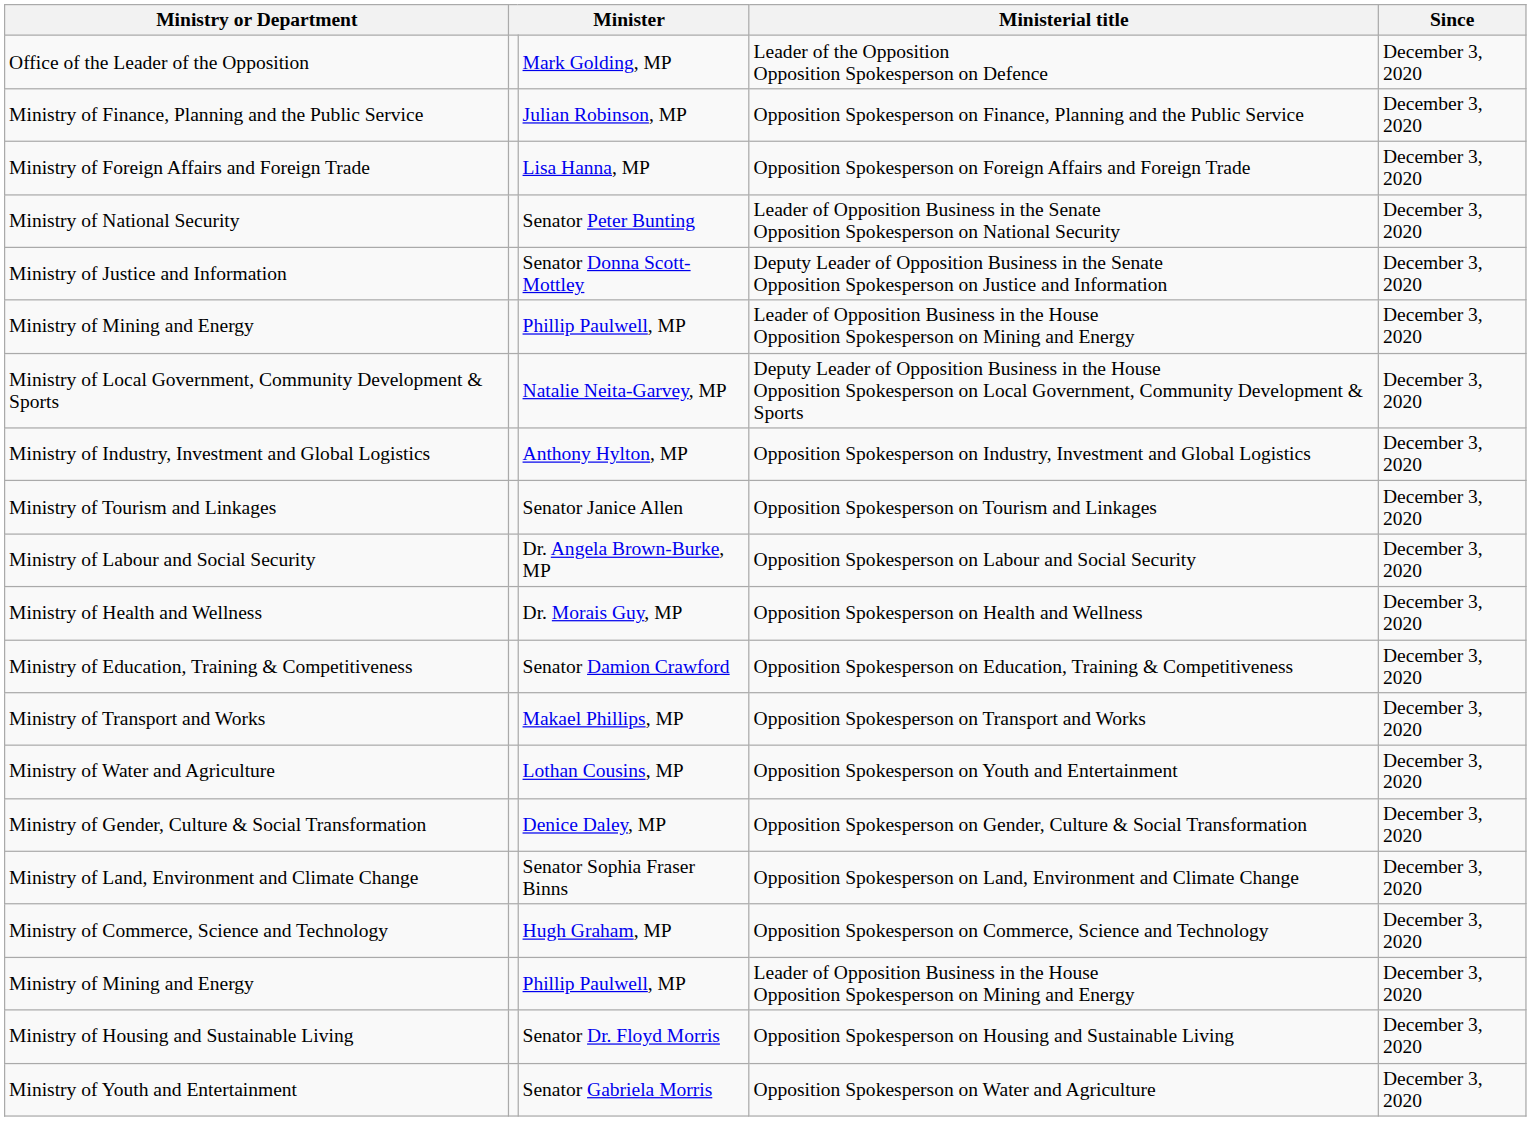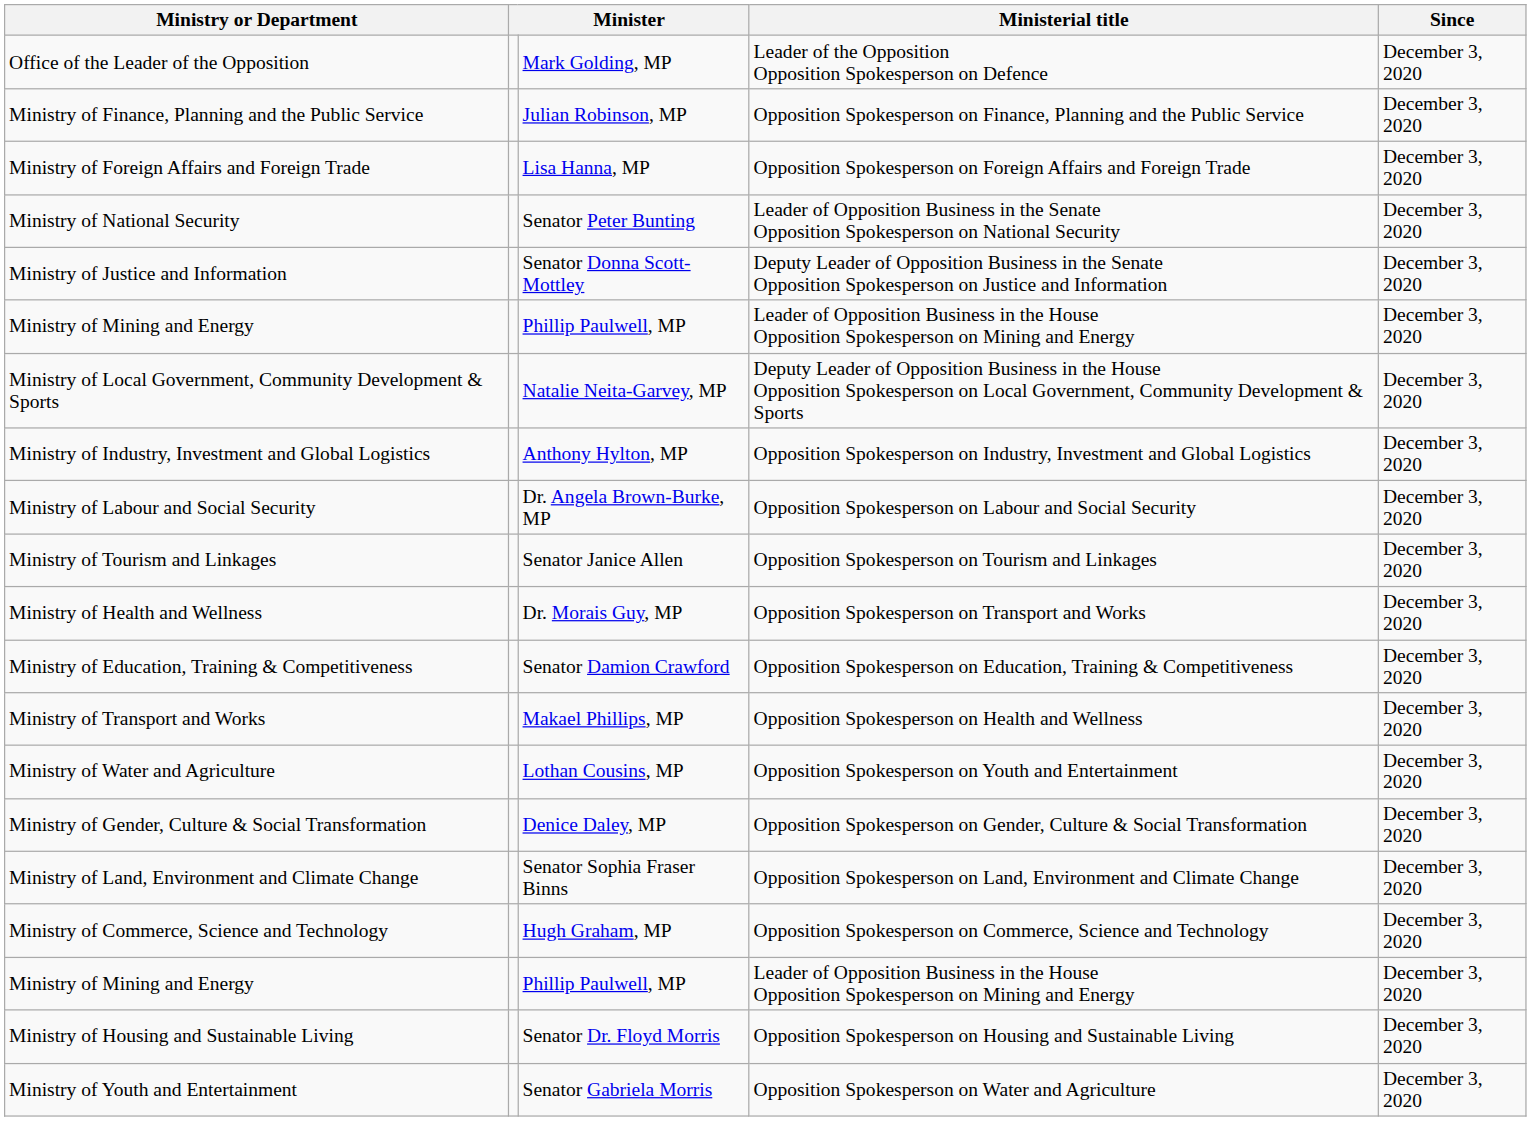rows swapped: (162, 560) <-> (143, 507)
(948, 613) Opposition Spokesperson on Health and Wellness -> (950, 613) Opposition Spokesperson on Transport and Works
(950, 718) Opposition Spokesperson on Transport and Works -> (948, 718) Opposition Spokesperson on Health and Wellness
